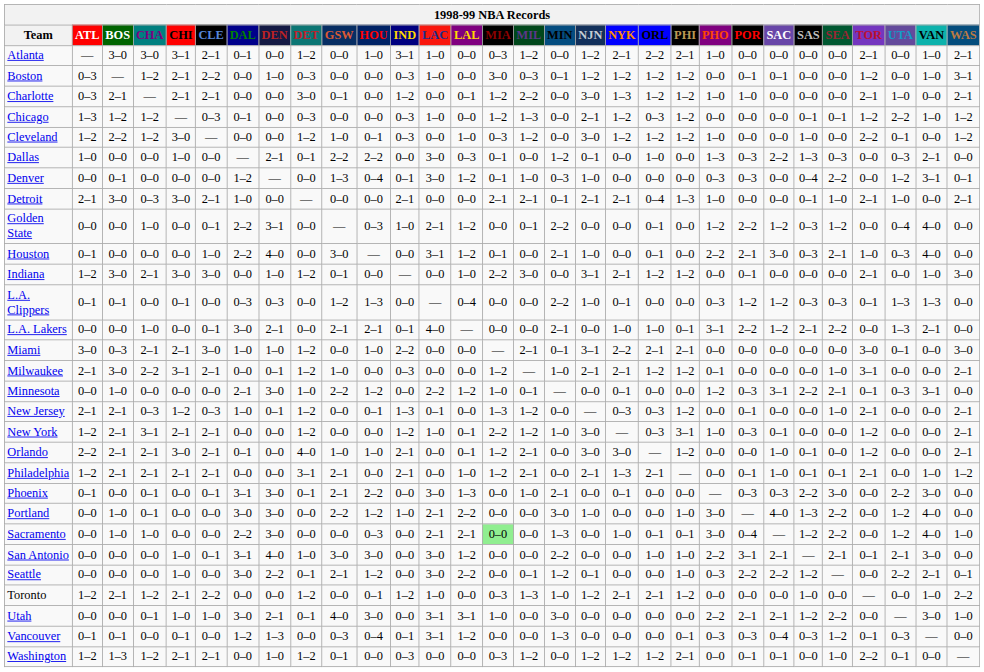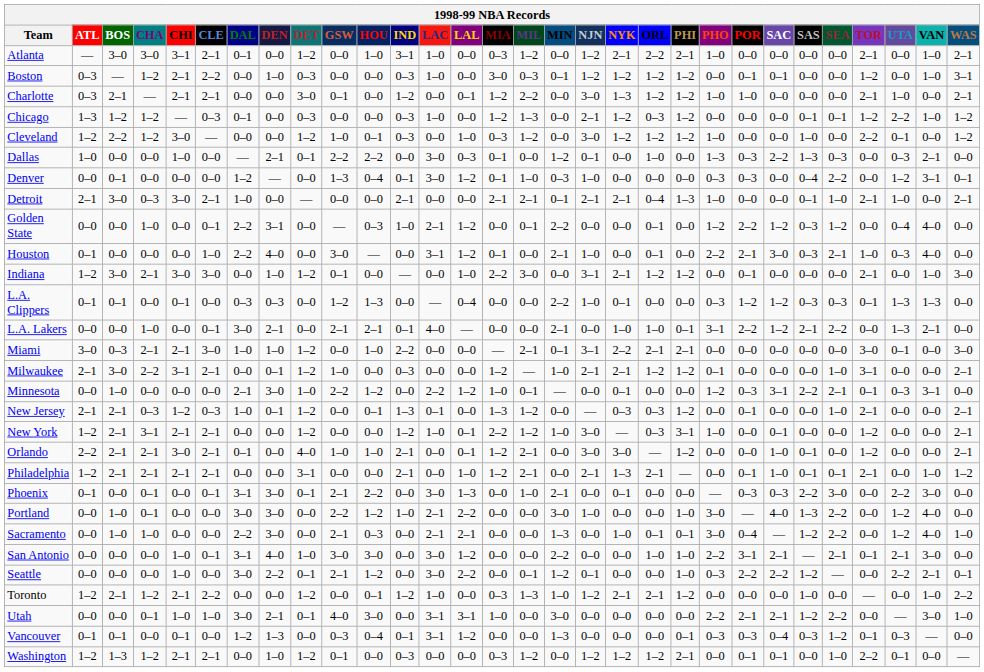(748, 432) 0–3 -> (748, 432) 0–0
(339, 473) 2–1 -> (339, 473) 0–0
(339, 534) 0–0 -> (339, 534) 2–1
(498, 534) lightgreen background -> (498, 534) no background
